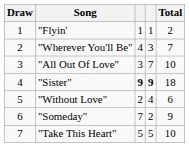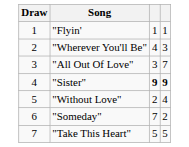- column: (170, 13)
